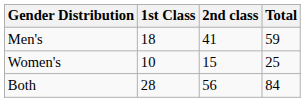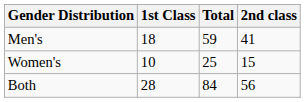columns swapped: (230, 16) <-> (281, 16)
